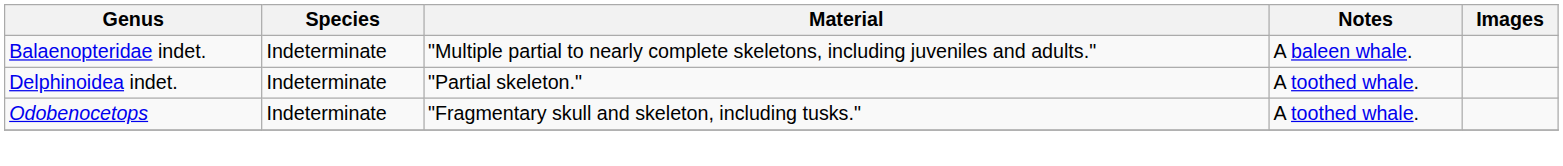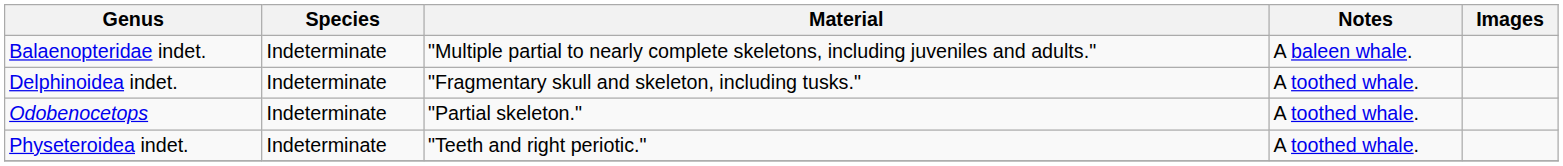(505, 82) "Partial skeleton." -> (644, 82) "Fragmentary skull and skeleton, including tusks."
(644, 113) "Fragmentary skull and skeleton, including tusks." -> (505, 113) "Partial skeleton."
+ row: (99, 144)
